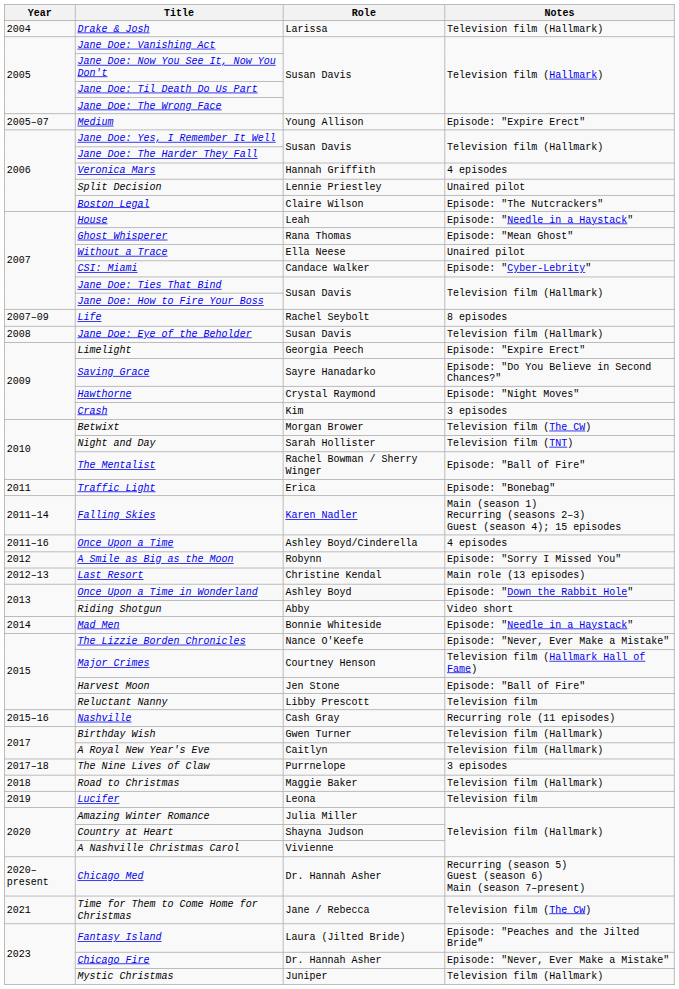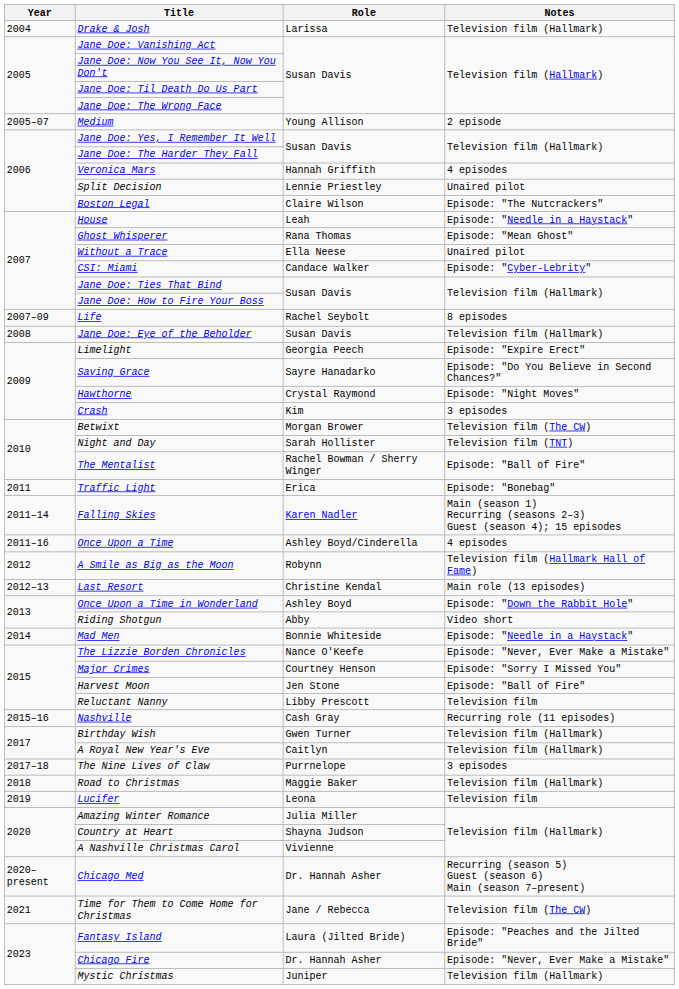(516, 122) Episode: "Expire Erect" -> (474, 122) 2 episode
(534, 560) Episode: "Sorry I Missed You" -> (546, 565) Television film (Hallmark Hall of Fame)
(546, 663) Television film (Hallmark Hall of Fame) -> (534, 669) Episode: "Sorry I Missed You"
